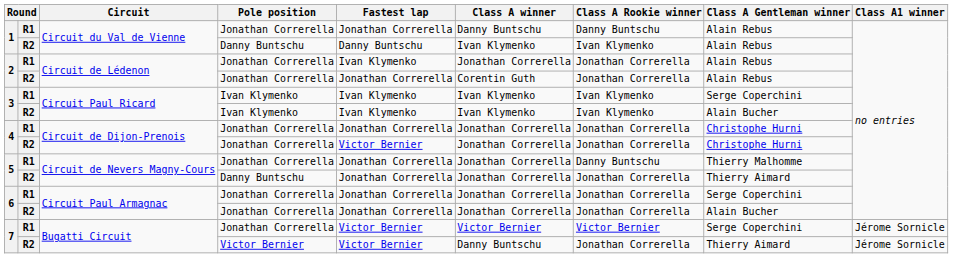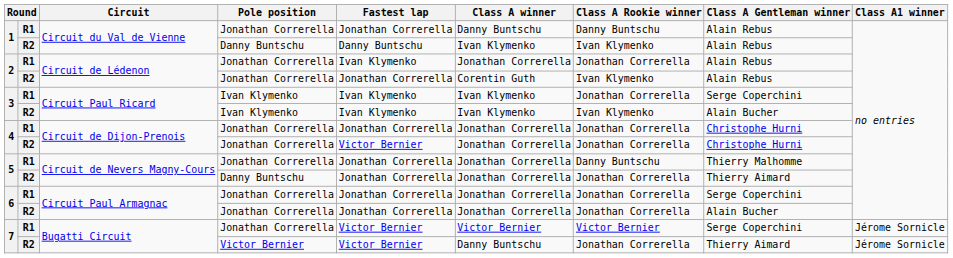(633, 79) Jonathan Correrella -> (615, 79) Ivan Klymenko
(615, 96) Ivan Klymenko -> (633, 96) Jonathan Correrella
